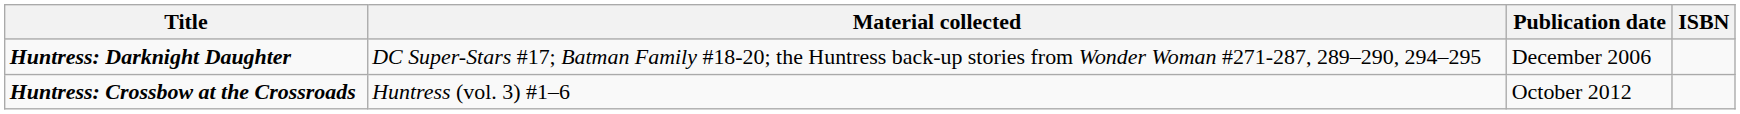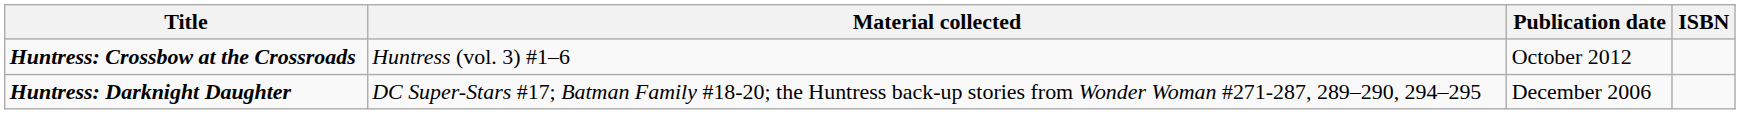rows swapped: (150, 56) <-> (183, 91)
